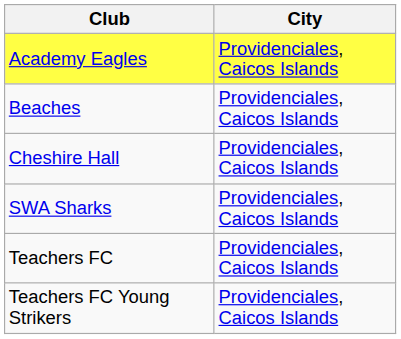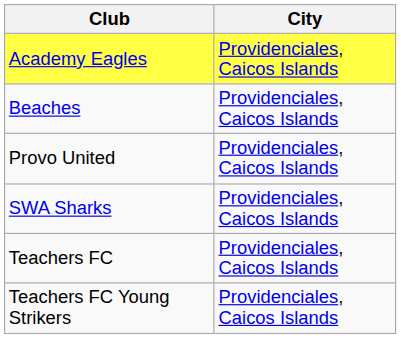- row: (64, 158)
+ row: (62, 158)
